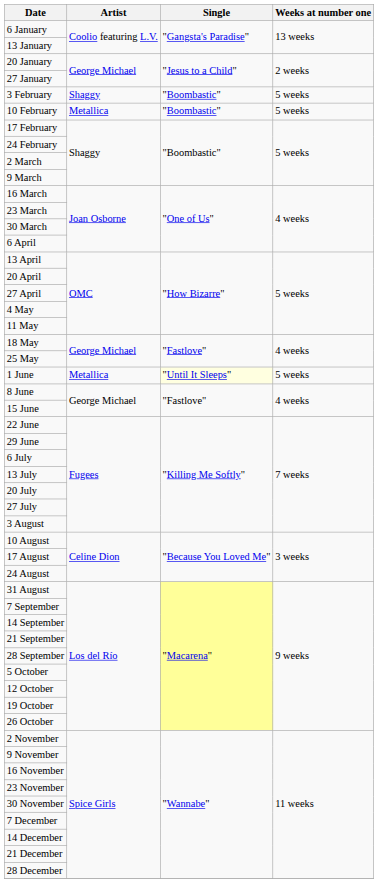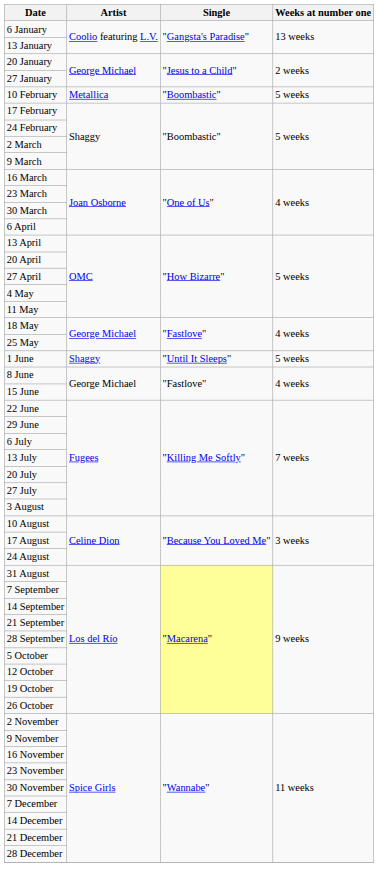- row: (29, 95)
(89, 375) Metallica -> (85, 359) Shaggy
(197, 375) lightyellow background -> (197, 359) no background
